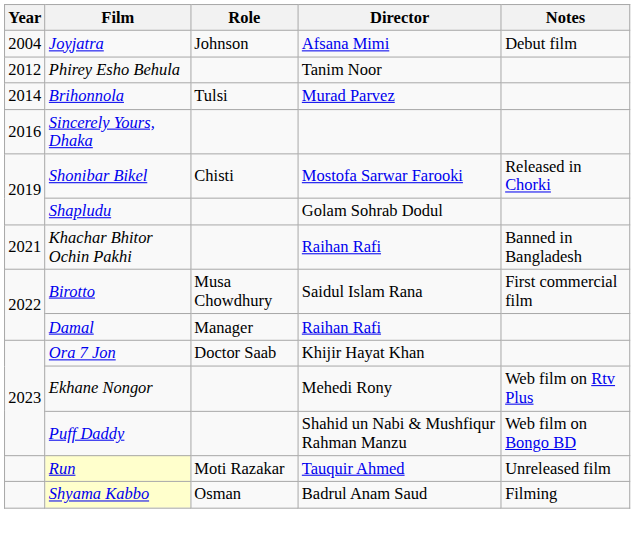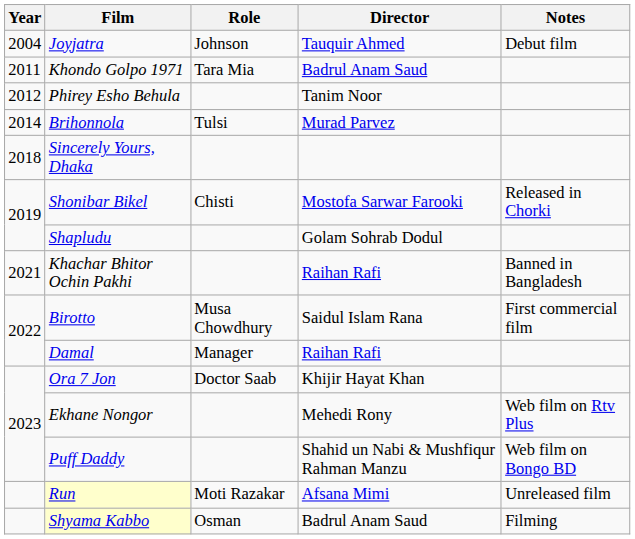(346, 43) Afsana Mimi -> (353, 43) Tauquir Ahmed
+ row: (116, 69)
(25, 131) 2016 -> (25, 157) 2018
(353, 468) Tauquir Ahmed -> (346, 494) Afsana Mimi
